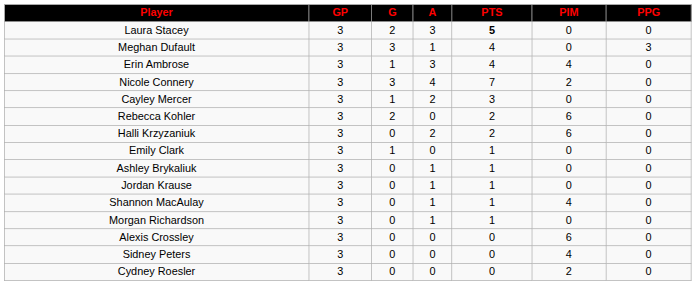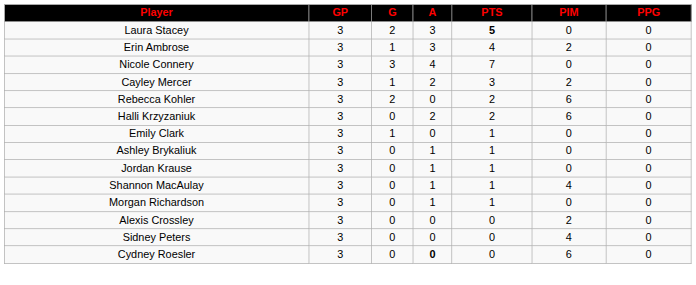- row: (157, 47)
(569, 64) 4 -> (569, 47) 2
(569, 82) 2 -> (569, 64) 0
(569, 99) 0 -> (569, 82) 2
(569, 237) 6 -> (569, 220) 2
(432, 271) normal -> (432, 254) bold
(569, 271) 2 -> (569, 254) 6
